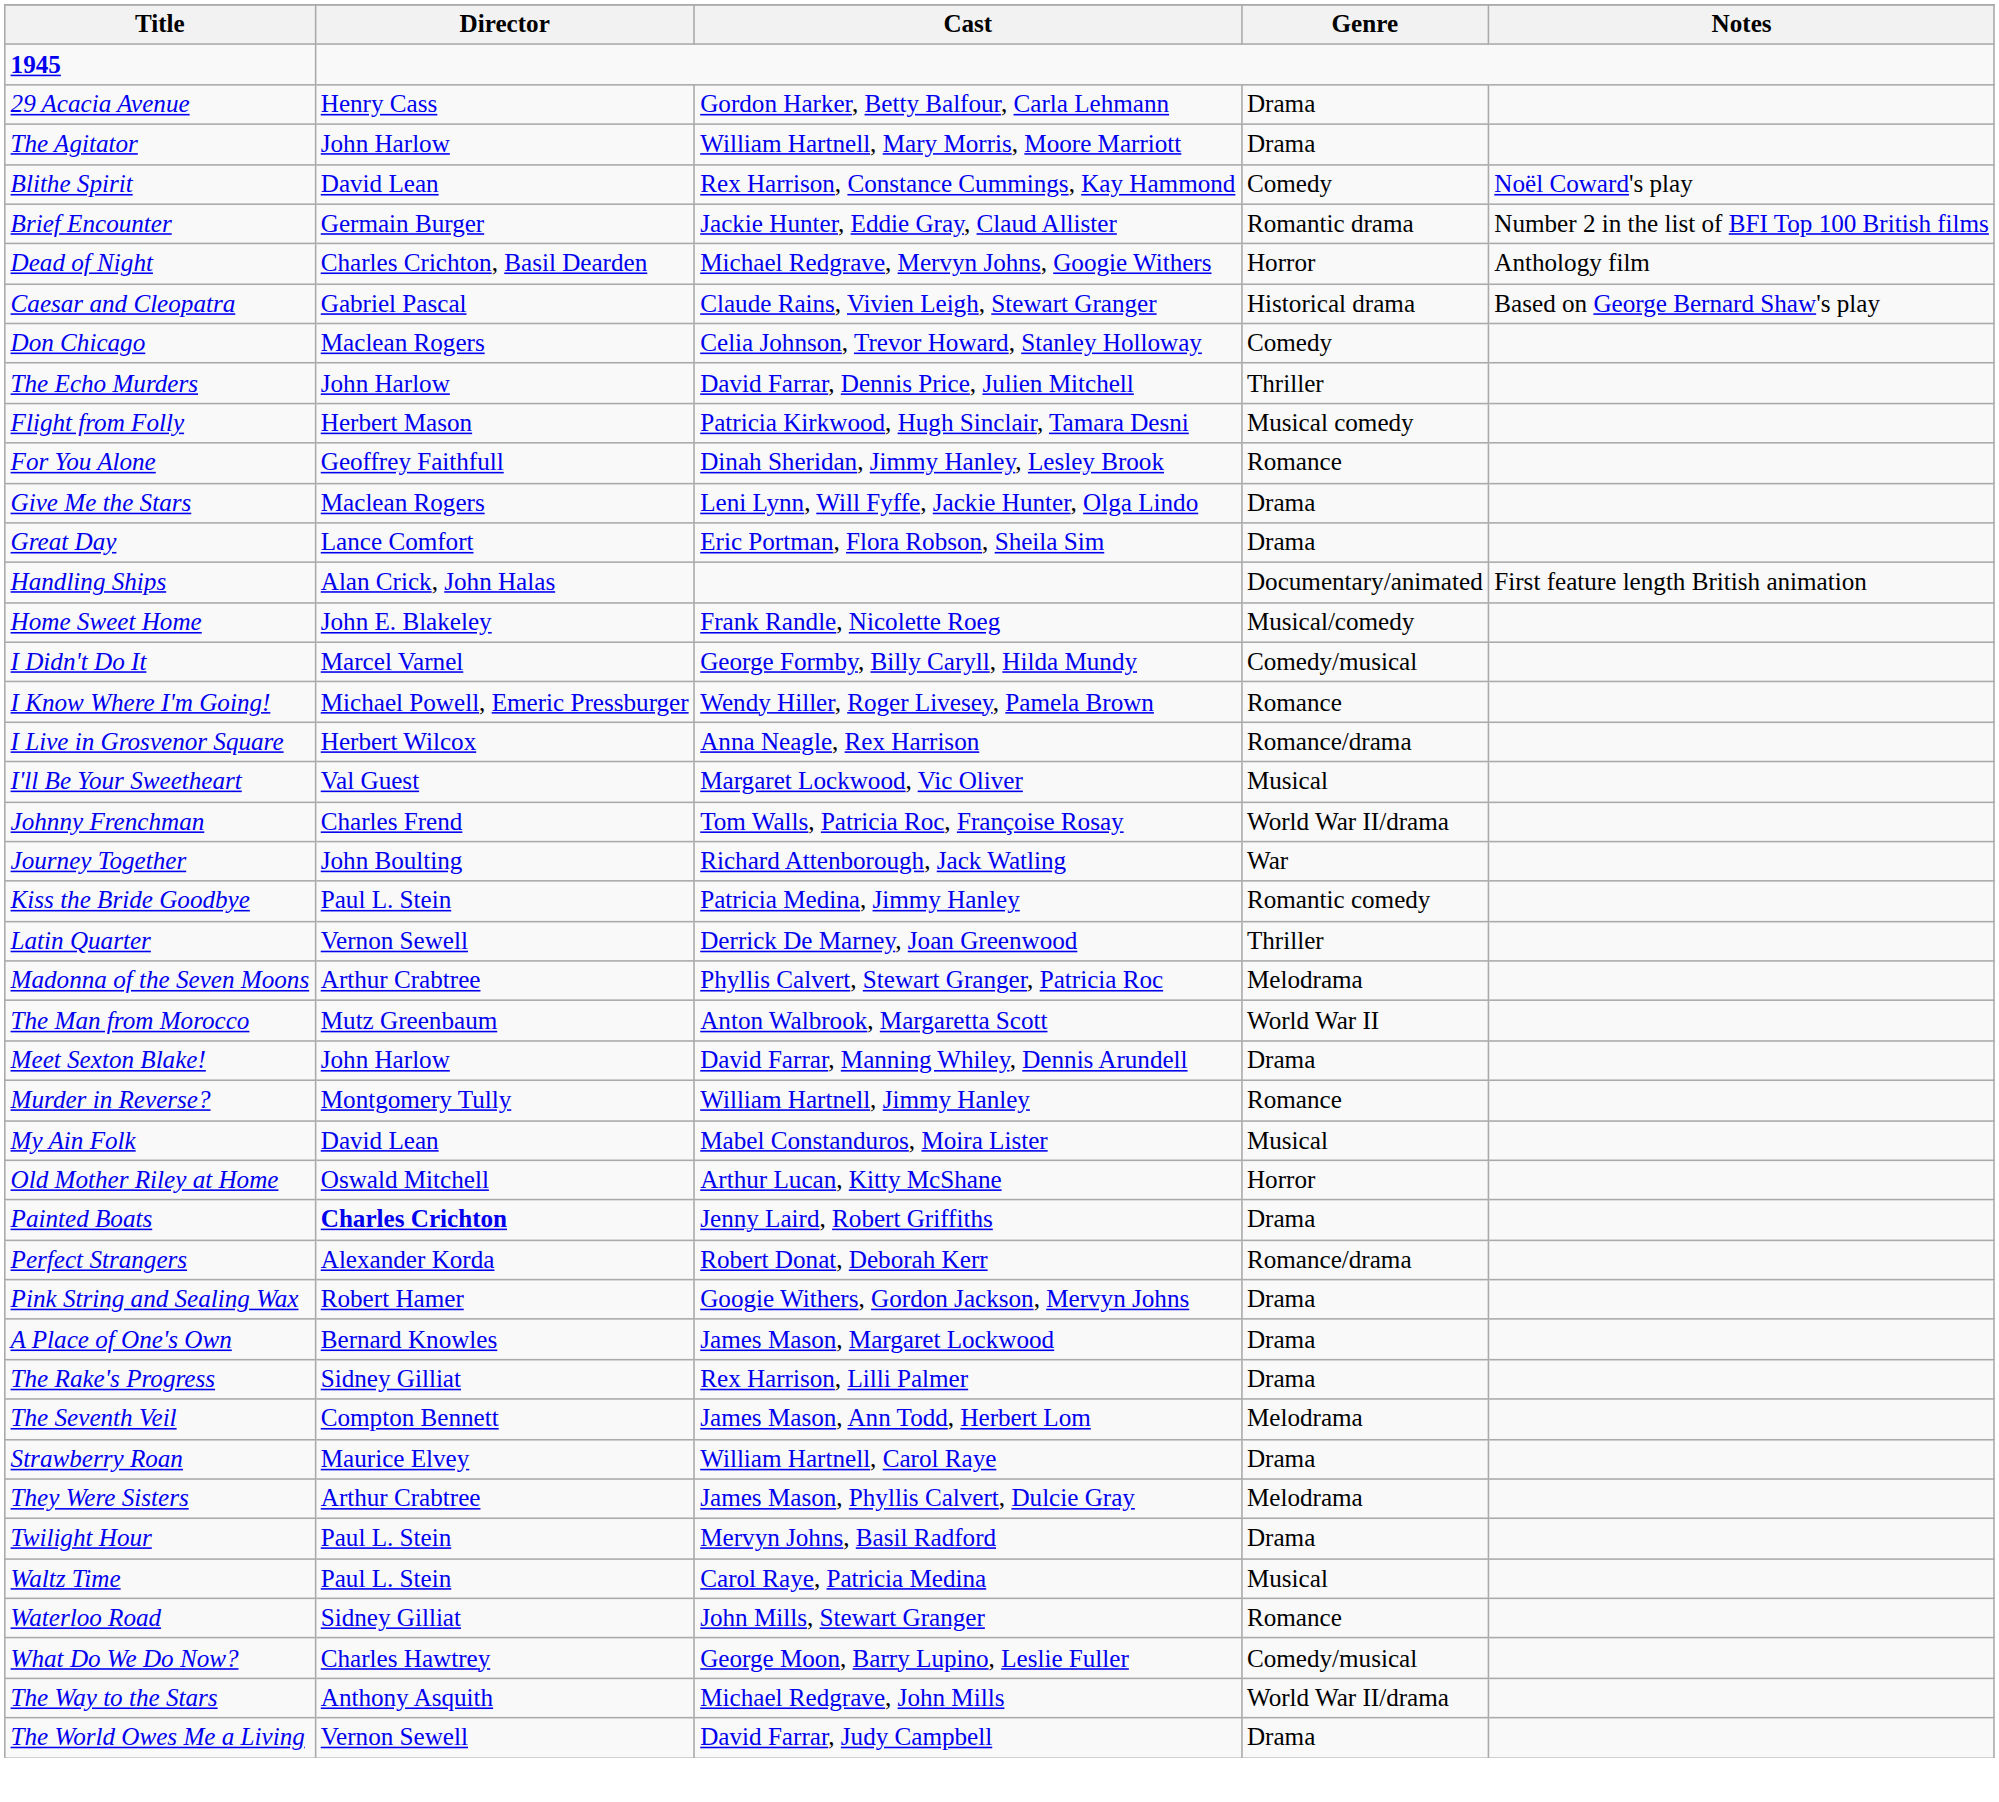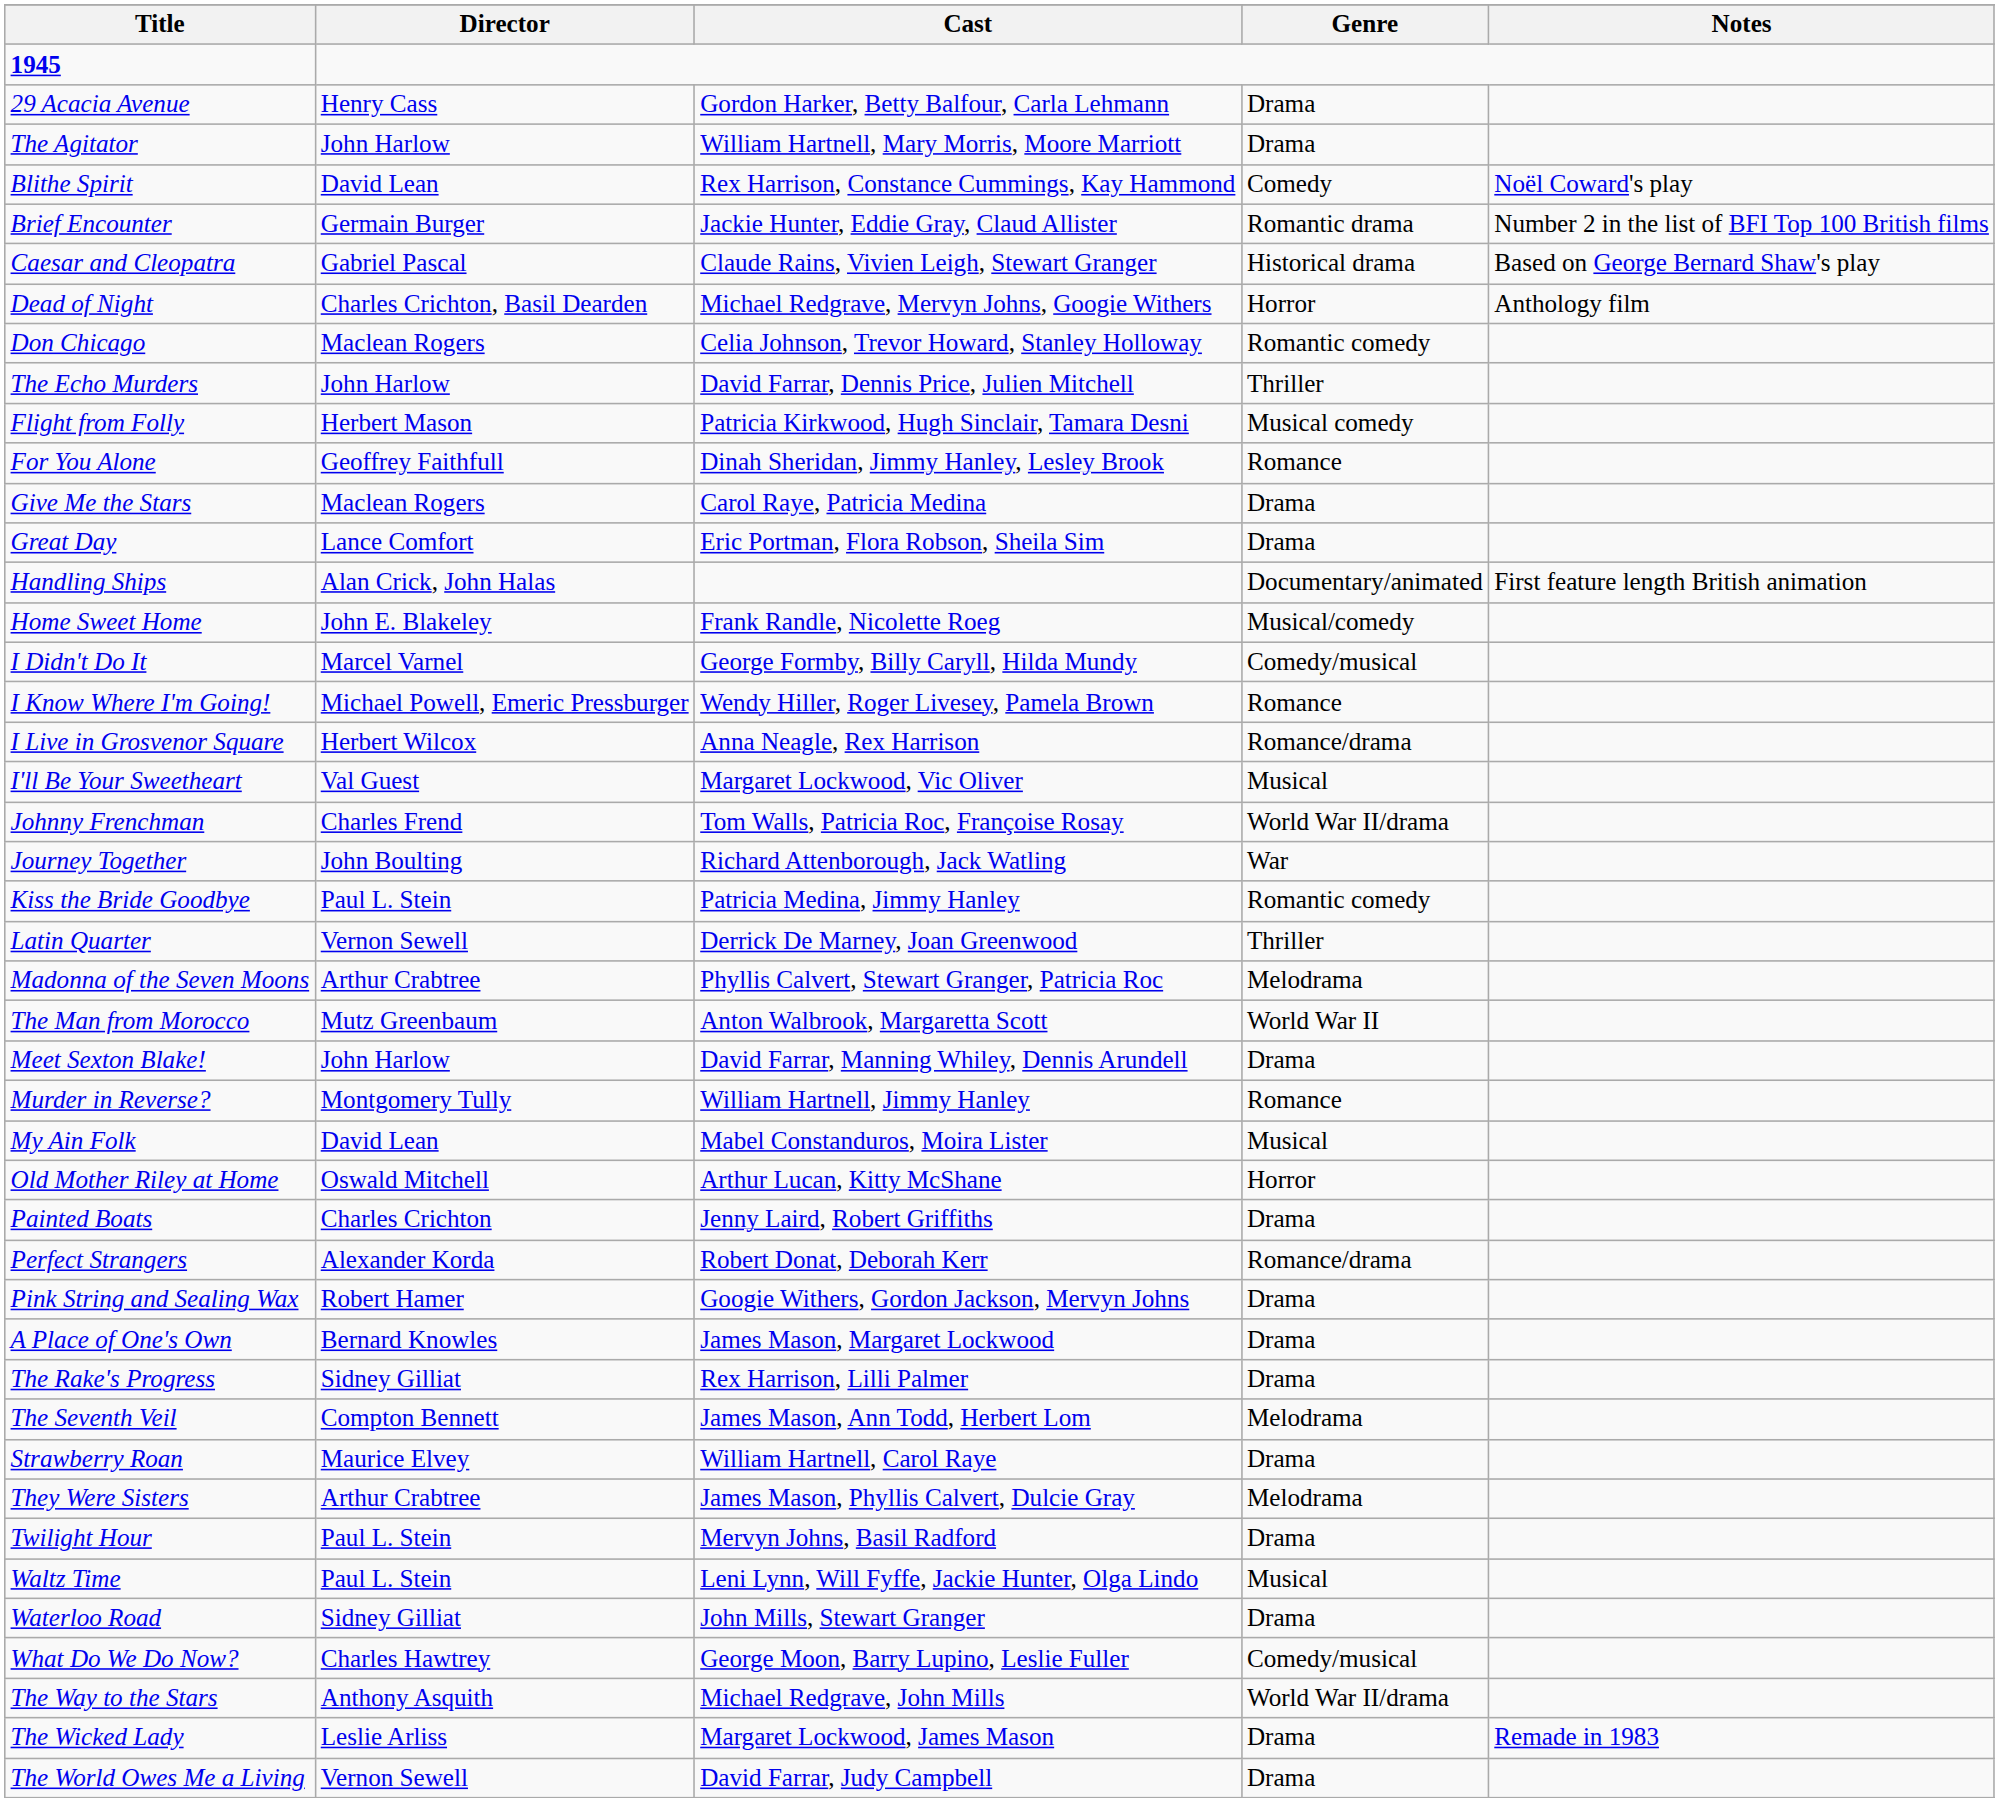rows swapped: (123, 303) <-> (82, 263)
(1290, 343) Comedy -> (1339, 343) Romantic comedy
(949, 502) Leni Lynn, Will Fyffe, Jackie Hunter, Olga Lindo -> (843, 502) Carol Raye, Patricia Medina
(414, 1219) bold -> (406, 1219) normal
(843, 1578) Carol Raye, Patricia Medina -> (949, 1578) Leni Lynn, Will Fyffe, Jackie Hunter, Olga Lindo
(1294, 1617) Romance -> (1281, 1617) Drama
+ row: (97, 1737)
